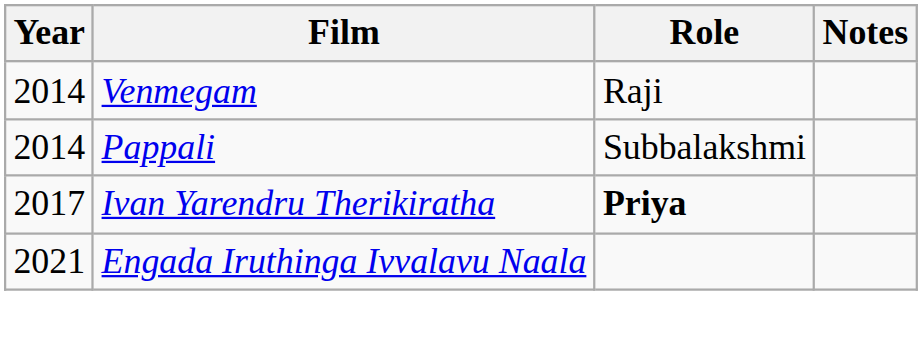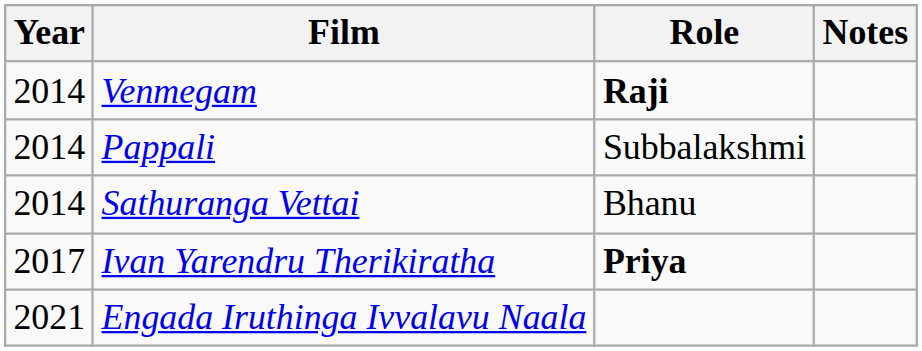(633, 89) normal -> (636, 89) bold
+ row: (231, 203)
